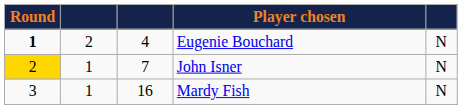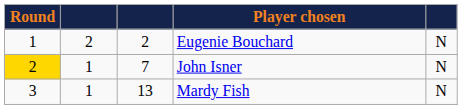(33, 41) bold -> (33, 41) normal
(145, 41) 4 -> (145, 41) 2
(145, 91) 16 -> (145, 91) 13
